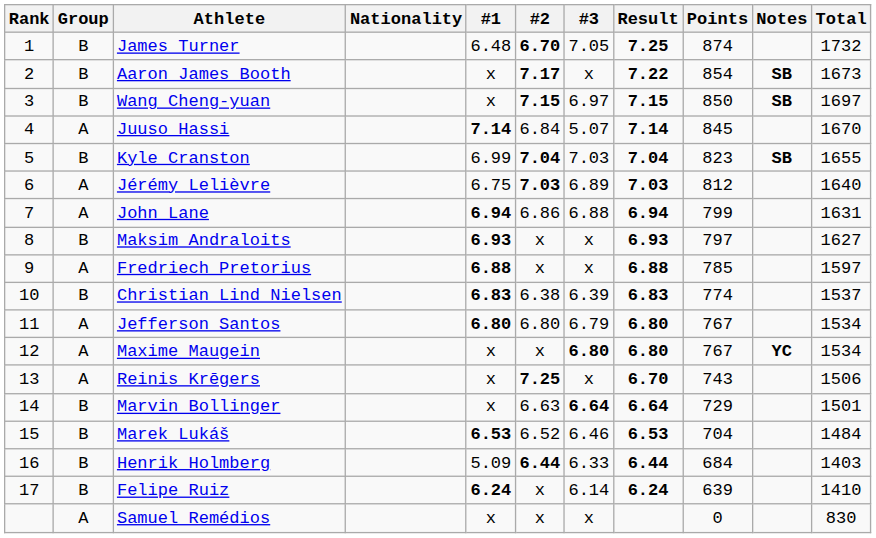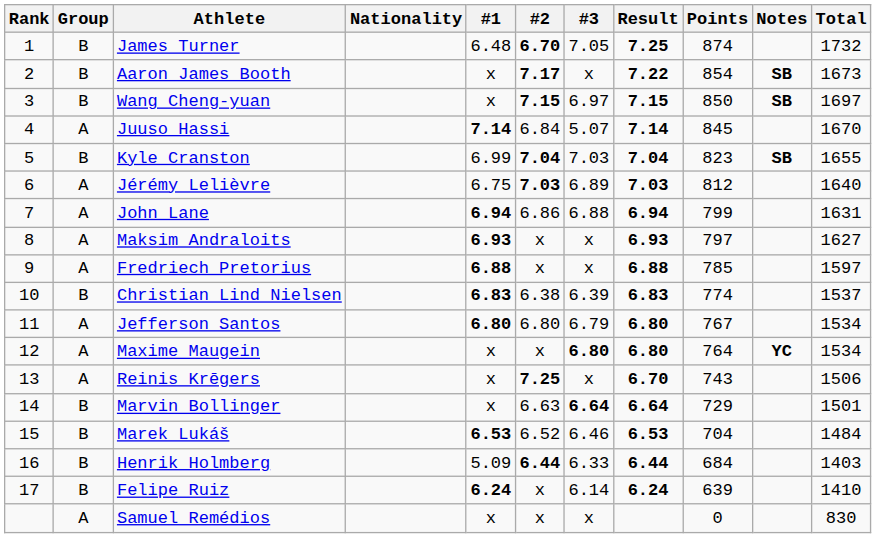(83, 241) B -> (83, 241) A
(718, 352) 767 -> (718, 352) 764
